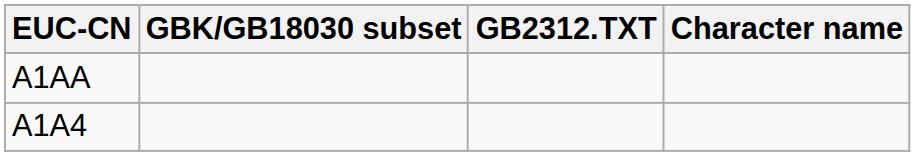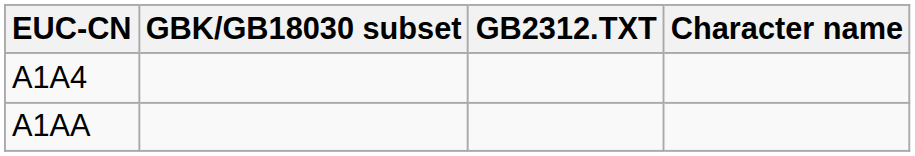rows swapped: (50, 126) <-> (51, 77)
